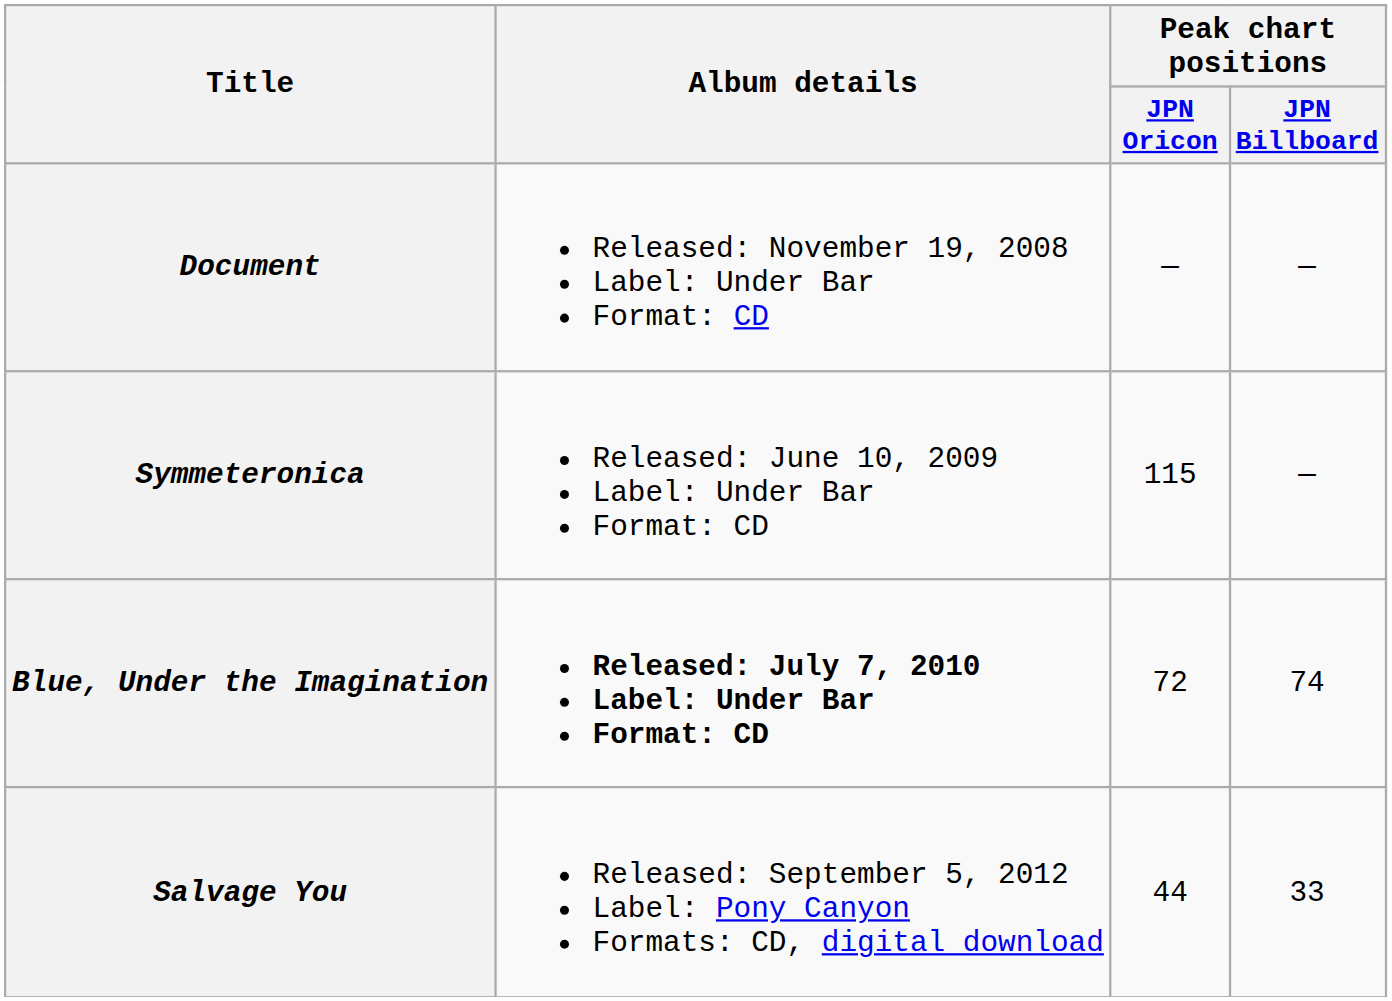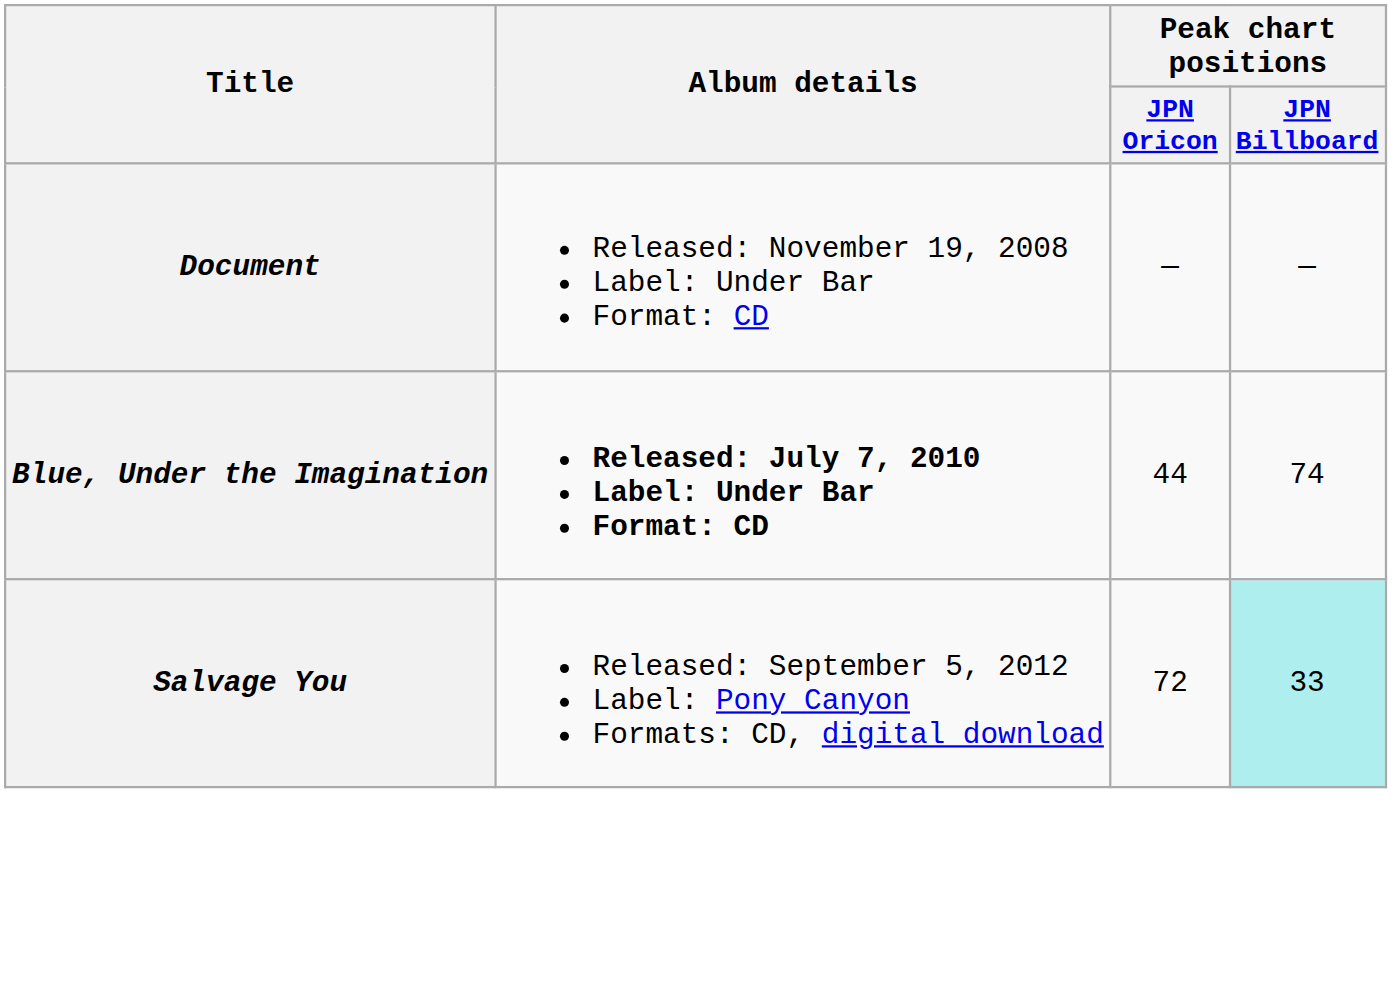- row: (250, 475)
(1170, 684) 72 -> (1170, 475) 44
(1170, 892) 44 -> (1170, 684) 72
(1307, 892) no background -> (1307, 684) paleturquoise background
